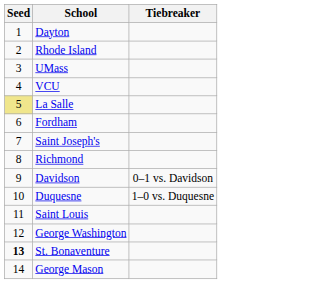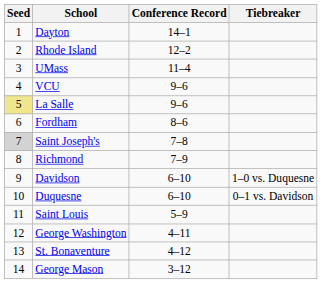+ column: (179, 13)
(19, 141) no background -> (19, 141) lightgrey background
(173, 178) 0–1 vs. Davidson -> (273, 178) 1–0 vs. Duquesne
(173, 196) 1–0 vs. Duquesne -> (273, 196) 0–1 vs. Davidson
(19, 251) bold -> (19, 251) normal
